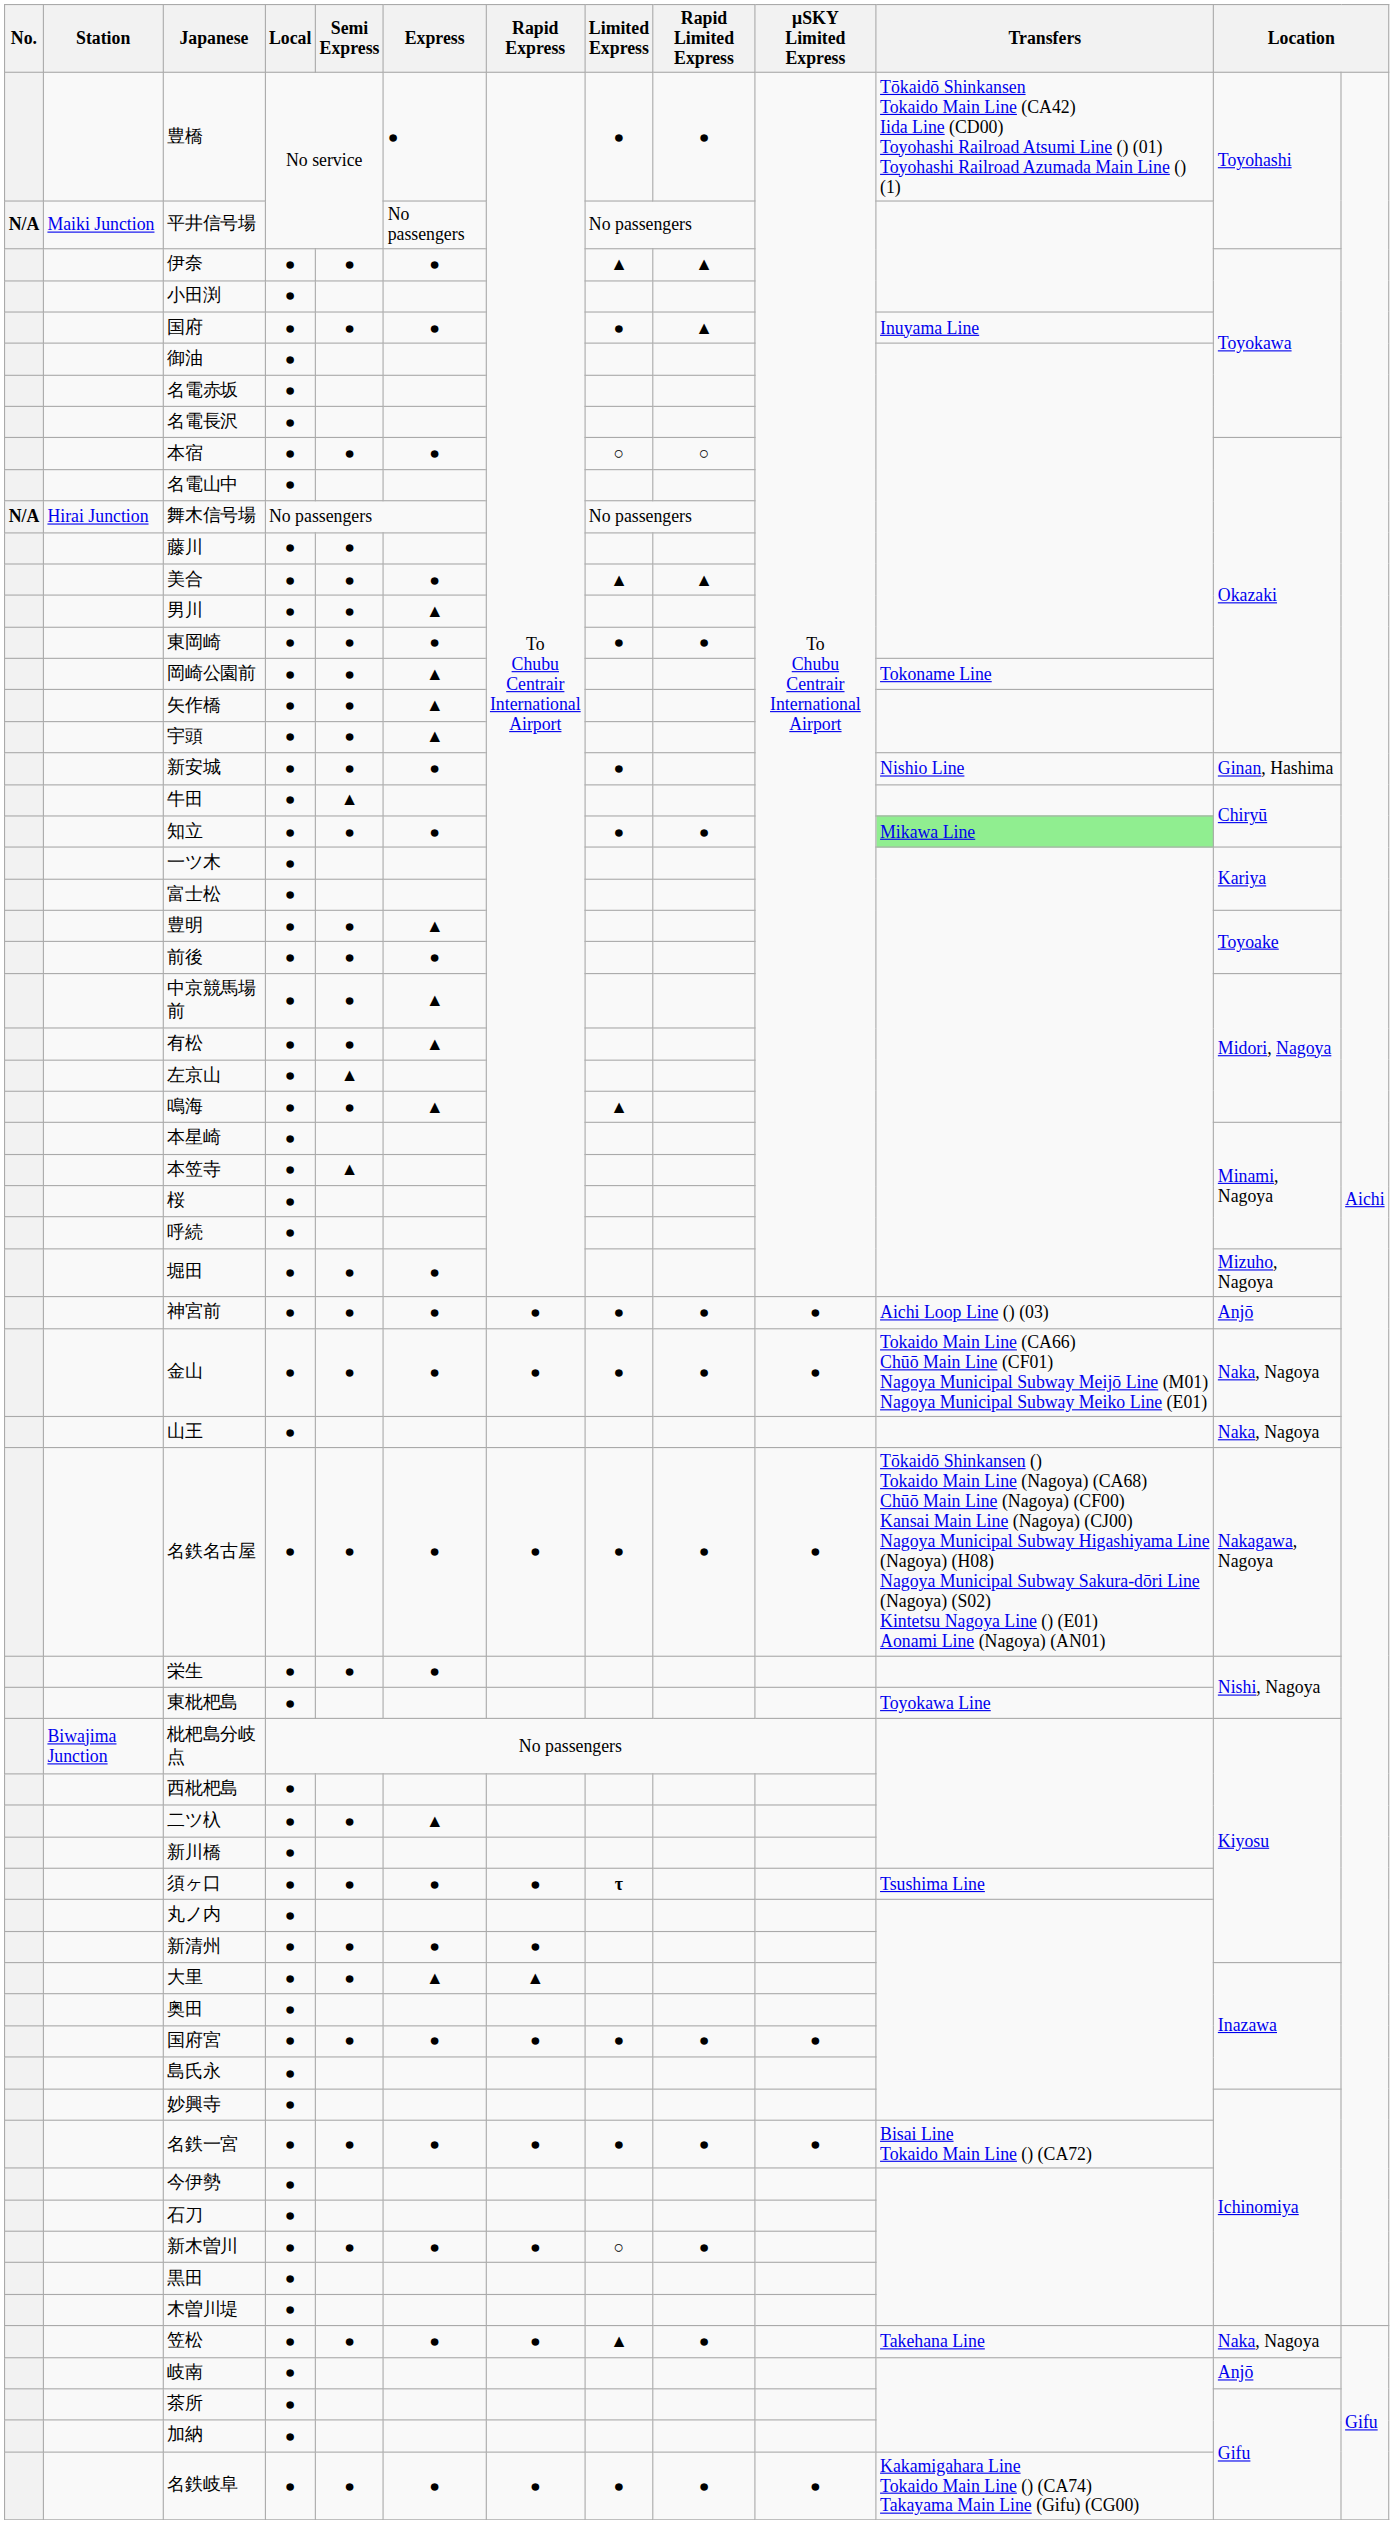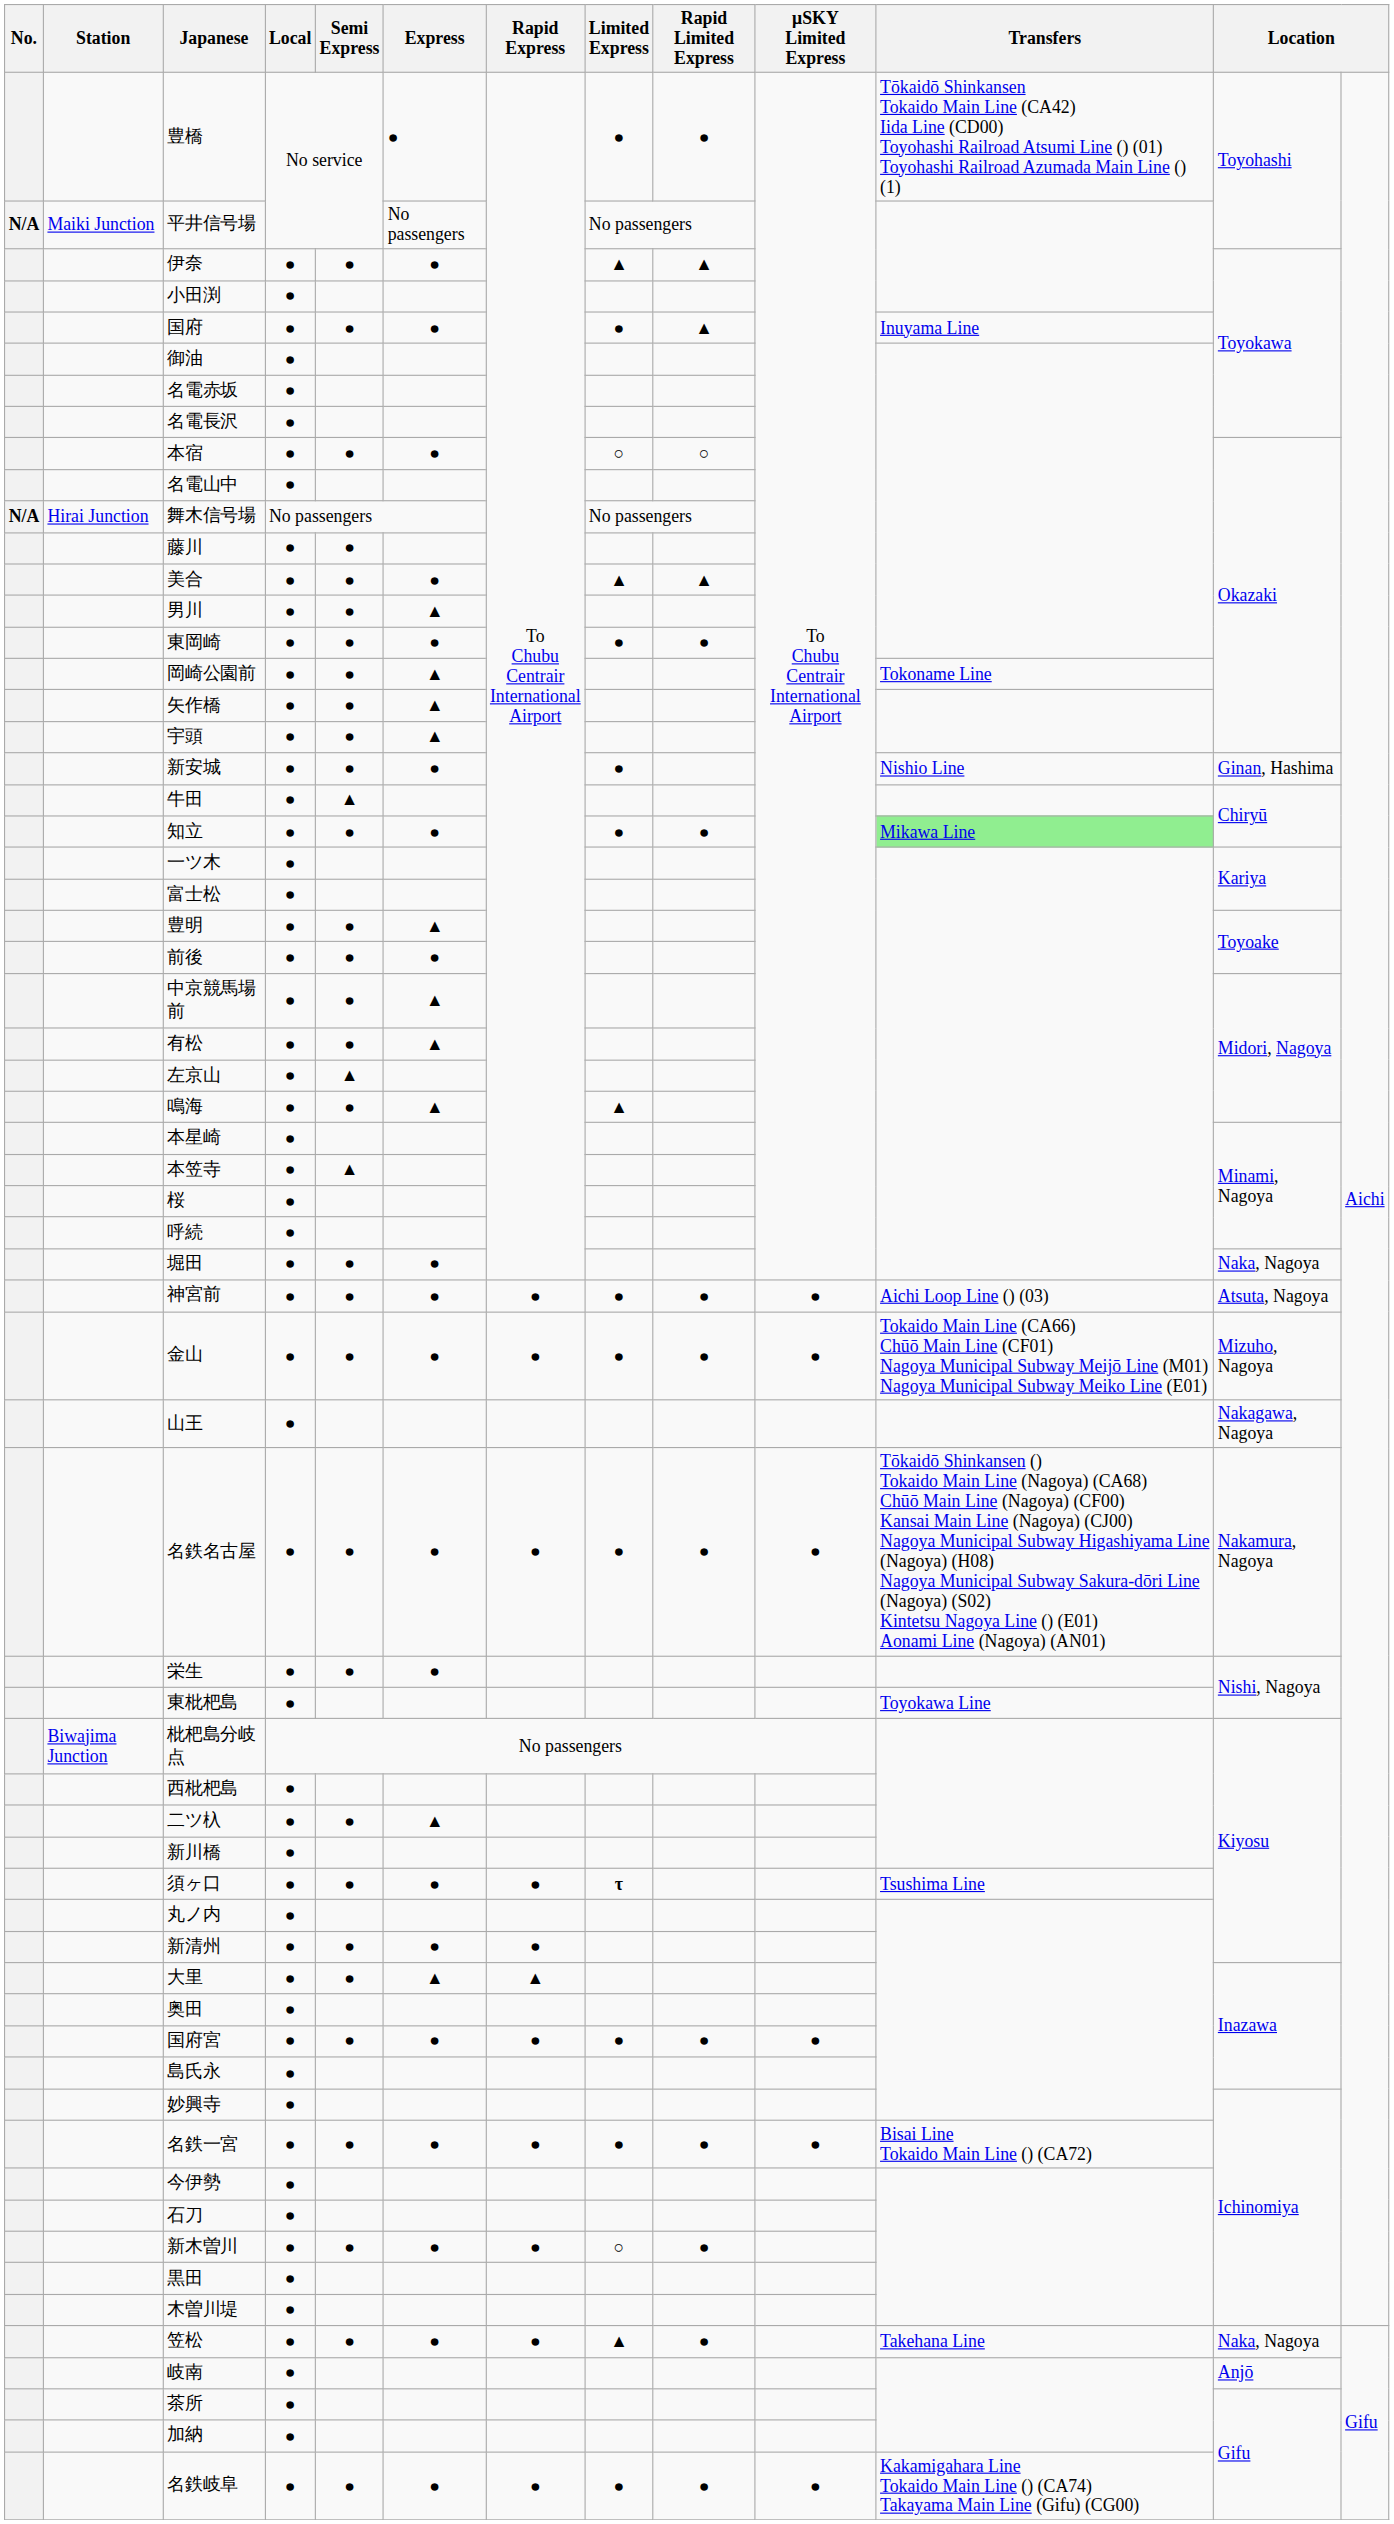(1248, 1272) Mizuho, Nagoya -> (1269, 1264) Naka, Nagoya
(1236, 1312) Anjō -> (1273, 1295) Atsuta, Nagoya
(1269, 1372) Naka, Nagoya -> (1248, 1355) Mizuho, Nagoya
(1269, 1432) Naka, Nagoya -> (1258, 1423) Nakagawa, Nagoya
(1258, 1551) Nakagawa, Nagoya -> (1257, 1551) Nakamura, Nagoya
